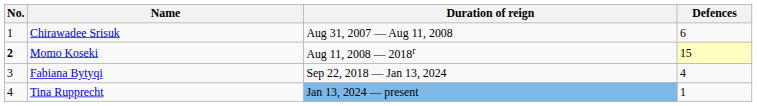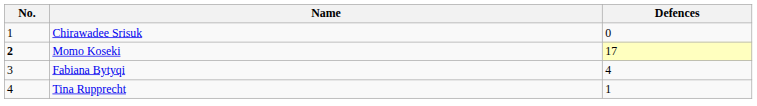- column: (490, 13)
(683, 32) 6 -> (608, 32) 0
(686, 53) 15 -> (611, 51) 17
